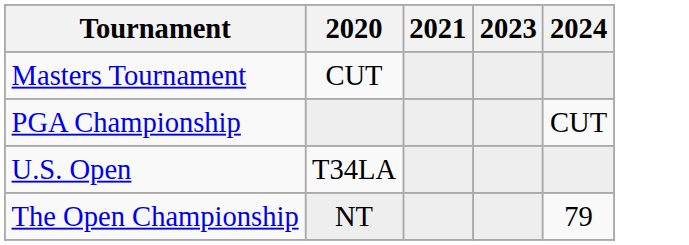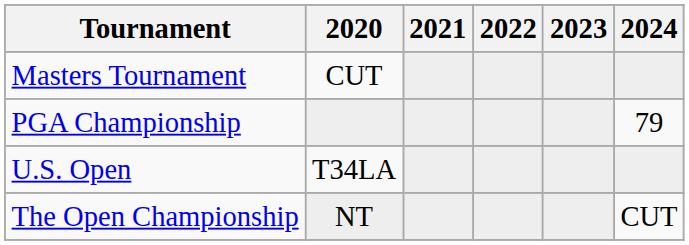+ column: (508, 28)
(579, 122) CUT -> (649, 122) 79
(579, 216) 79 -> (649, 216) CUT
